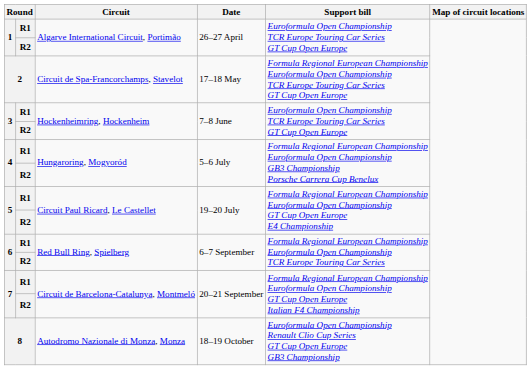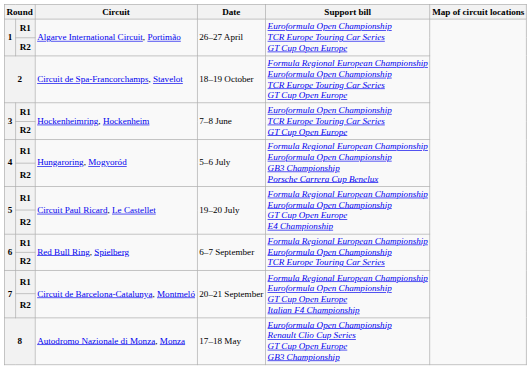(220, 79) 17–18 May -> (226, 79) 18–19 October
(226, 340) 18–19 October -> (220, 340) 17–18 May
